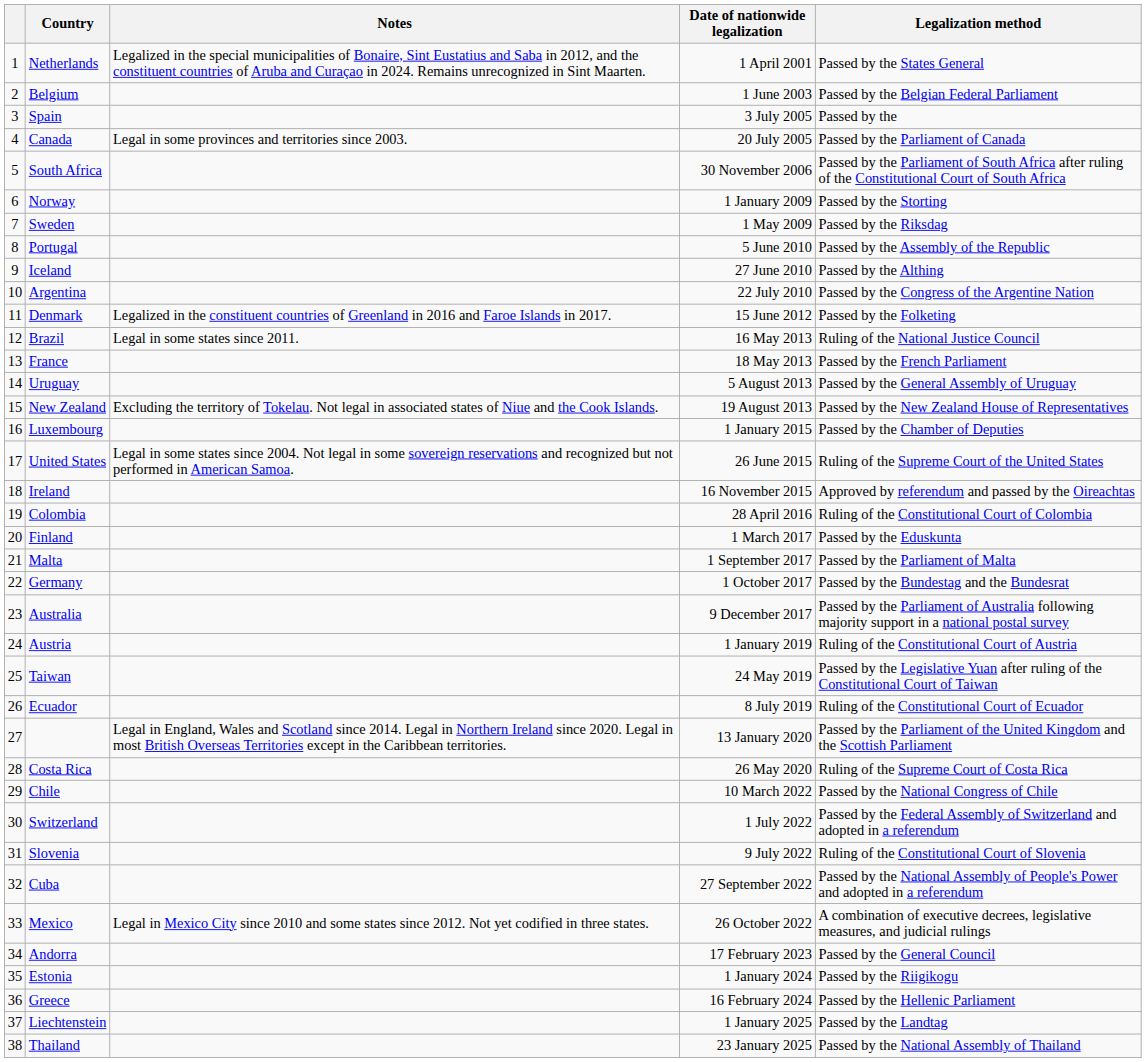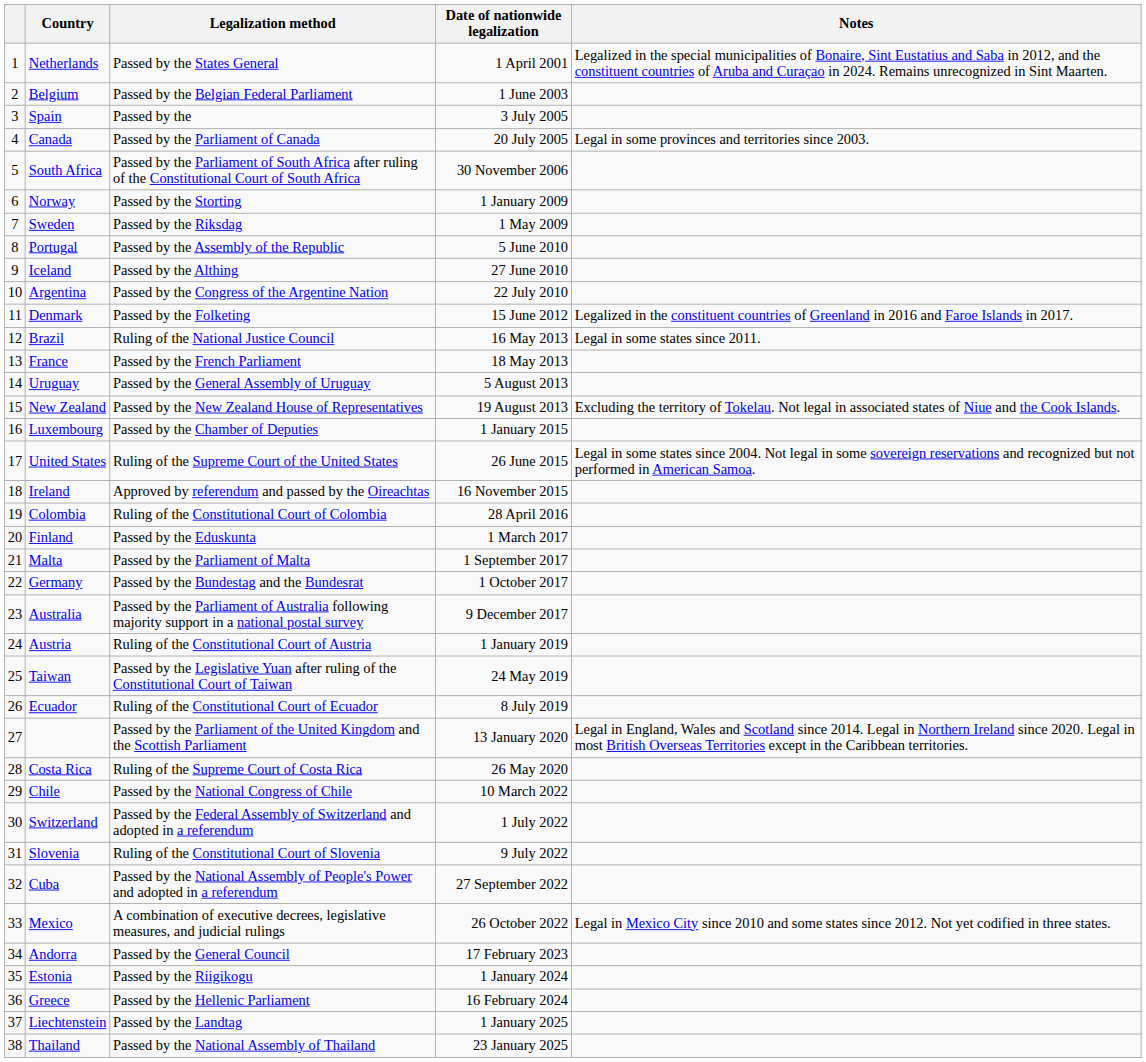columns swapped: (978, 24) <-> (395, 24)
